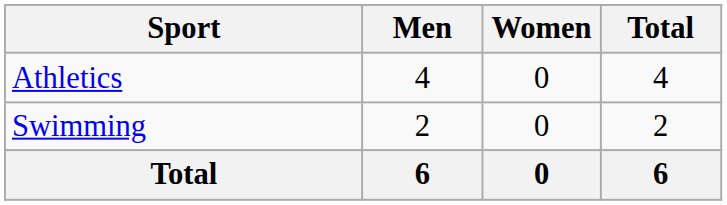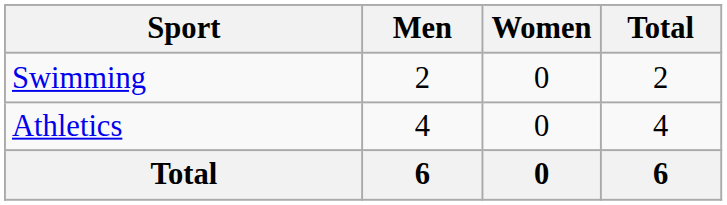rows swapped: (67, 77) <-> (79, 125)
